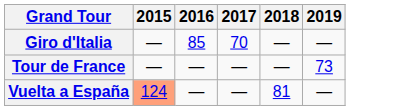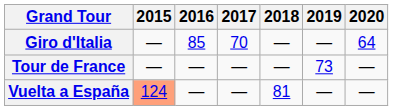+ column: (367, 17)
